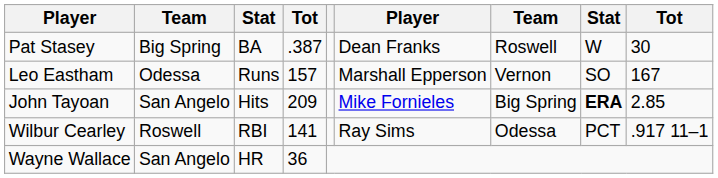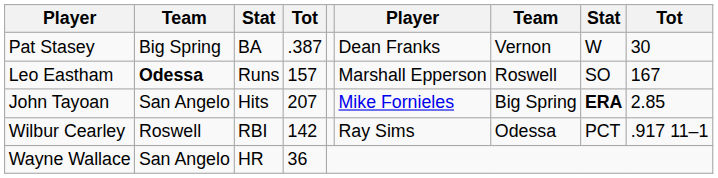(526, 46) Roswell -> (523, 46) Vernon
(170, 74) normal -> (171, 74) bold
(523, 74) Vernon -> (526, 74) Roswell
(302, 103) 209 -> (302, 103) 207
(302, 131) 141 -> (302, 131) 142
